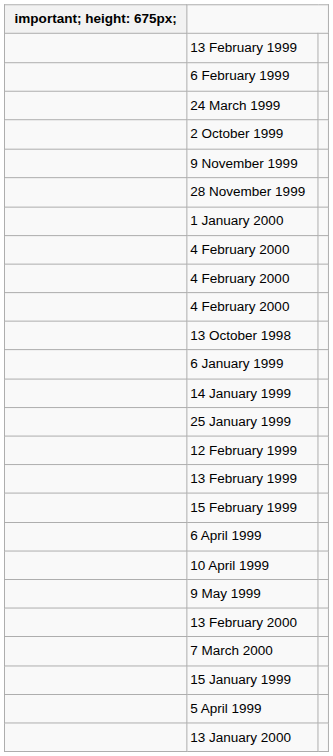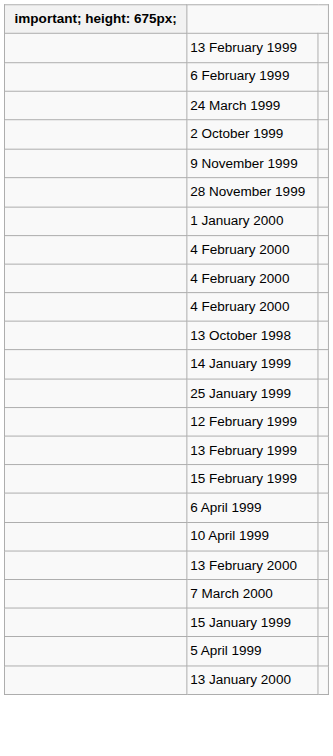- row: (96, 364)
- row: (96, 594)
